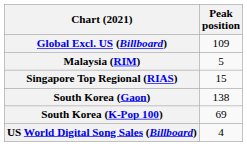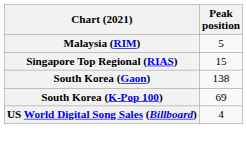- row: (102, 43)
